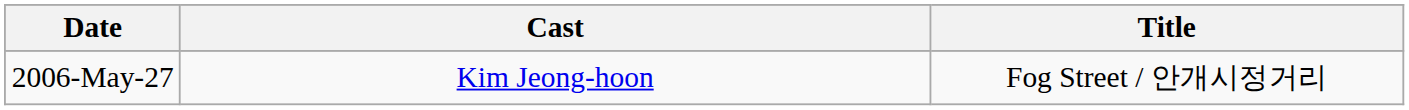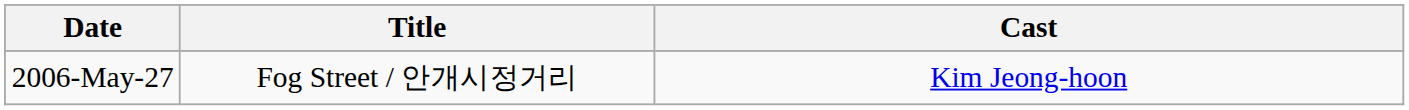columns swapped: (1167, 27) <-> (555, 27)
